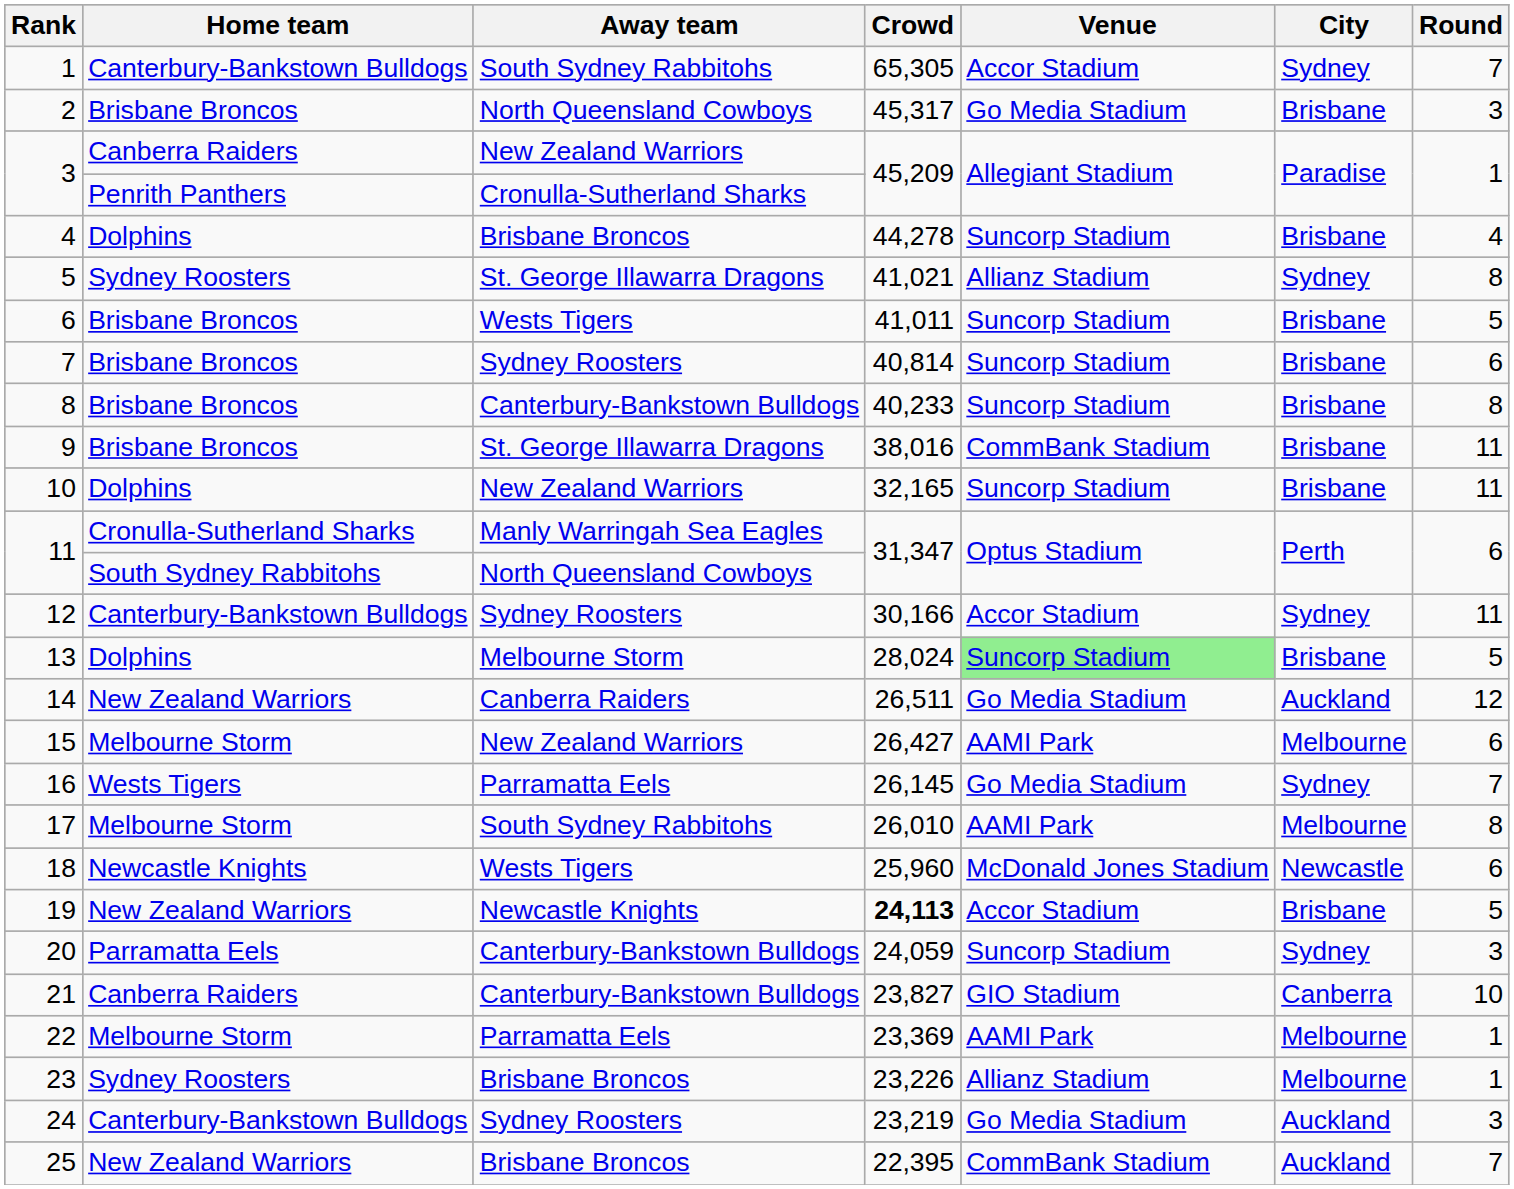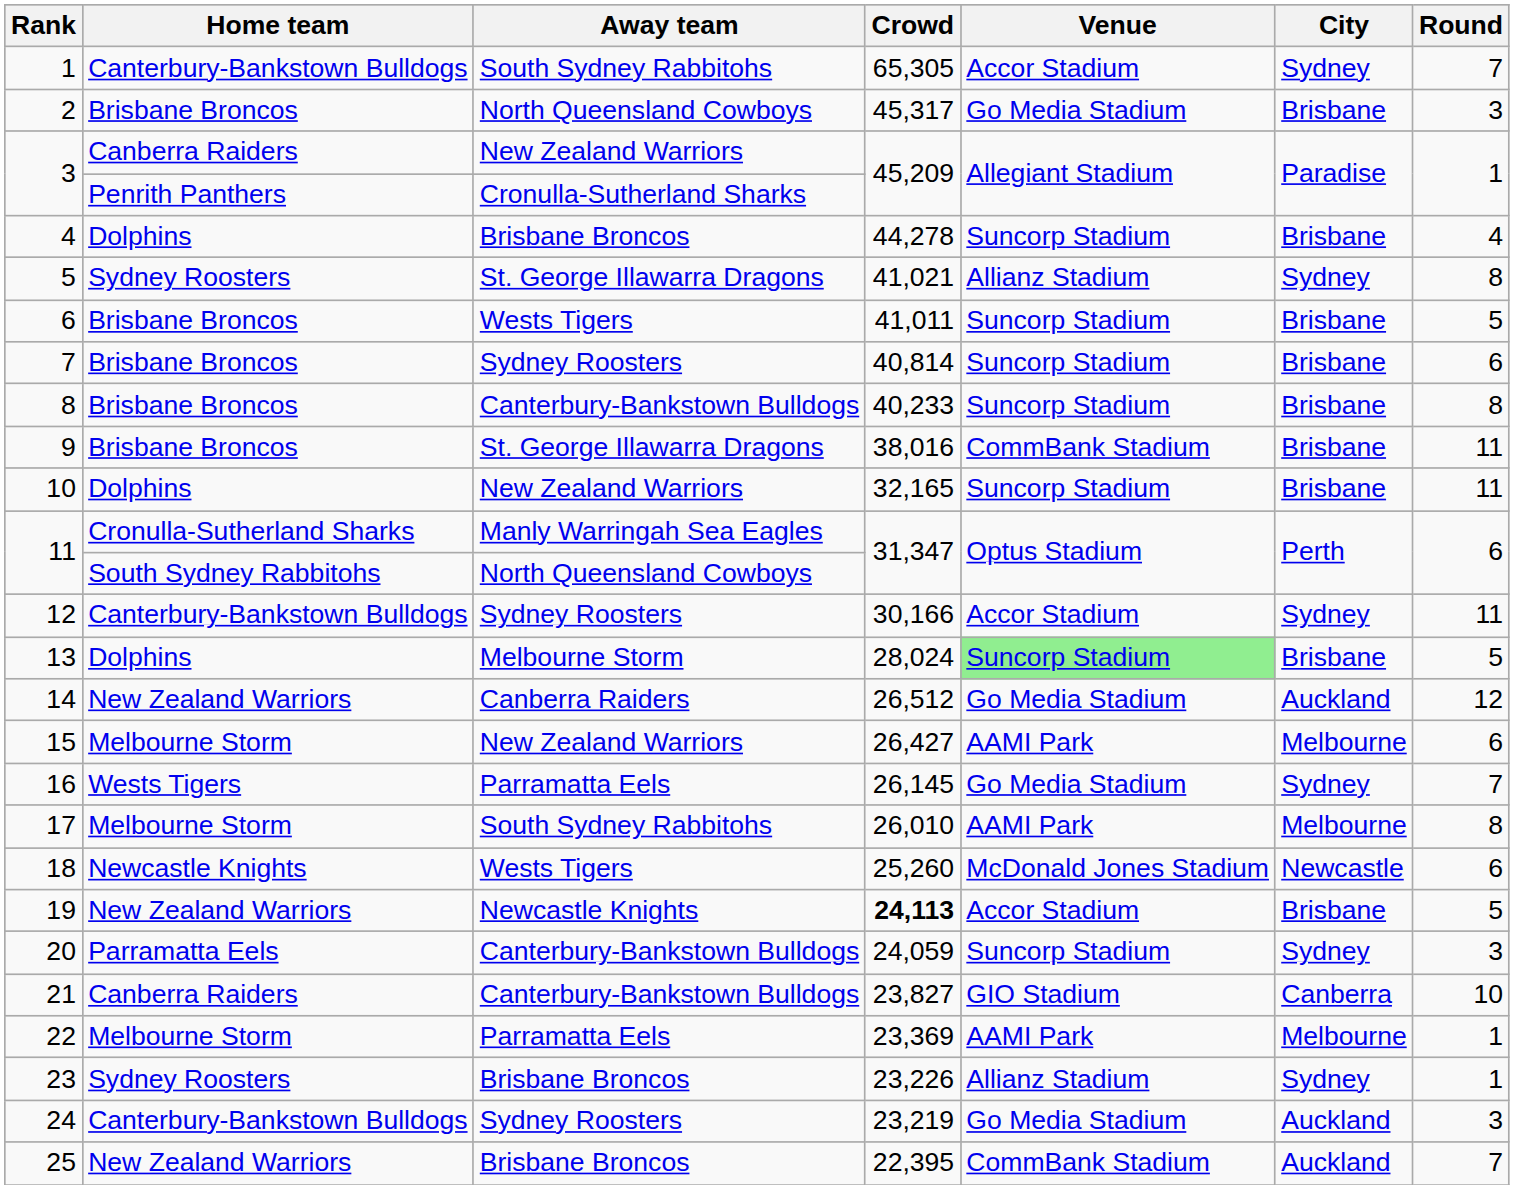(914, 699) 26,511 -> (913, 699) 26,512
(913, 868) 25,960 -> (913, 868) 25,260
(1344, 1078) Melbourne -> (1326, 1078) Sydney
